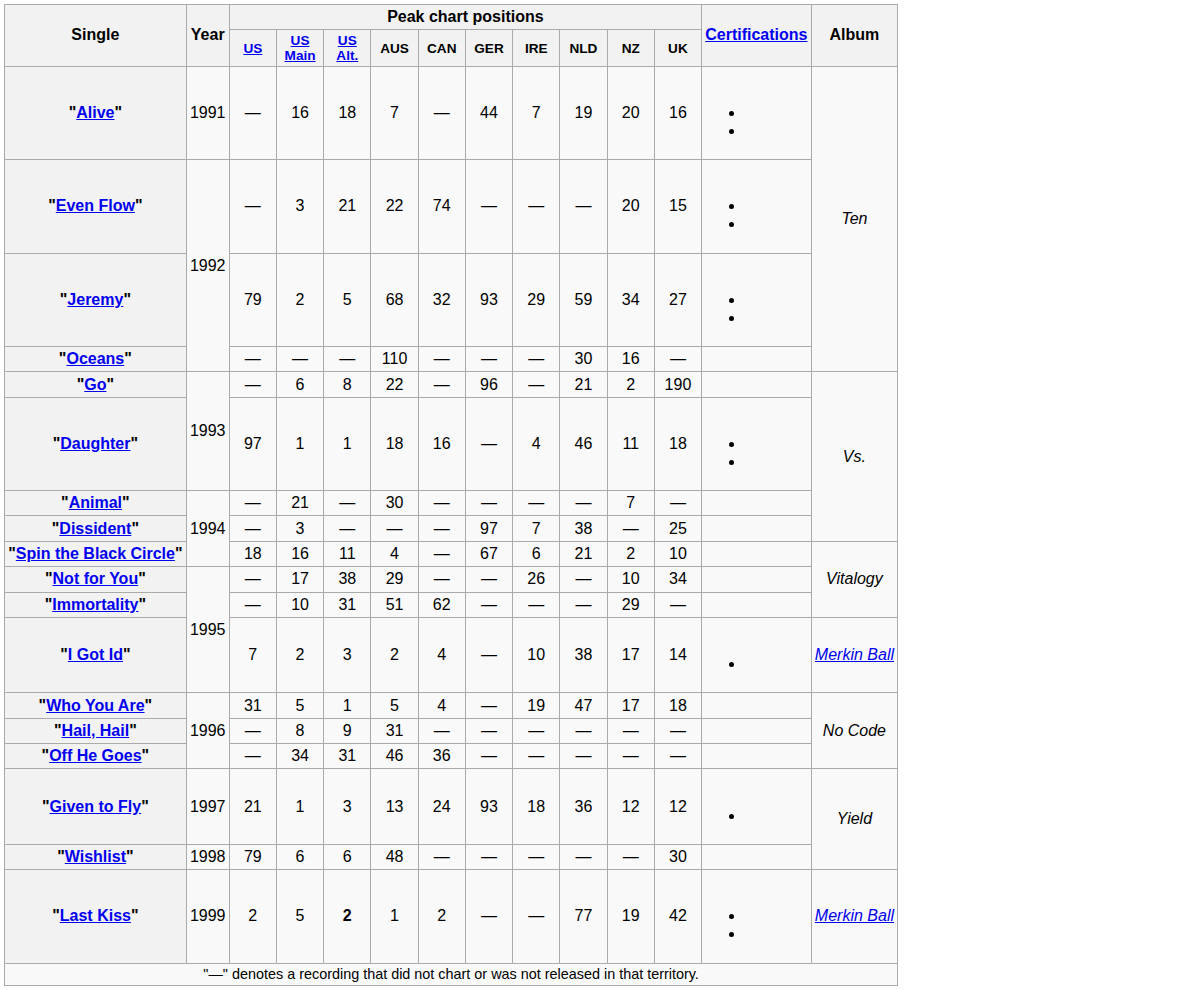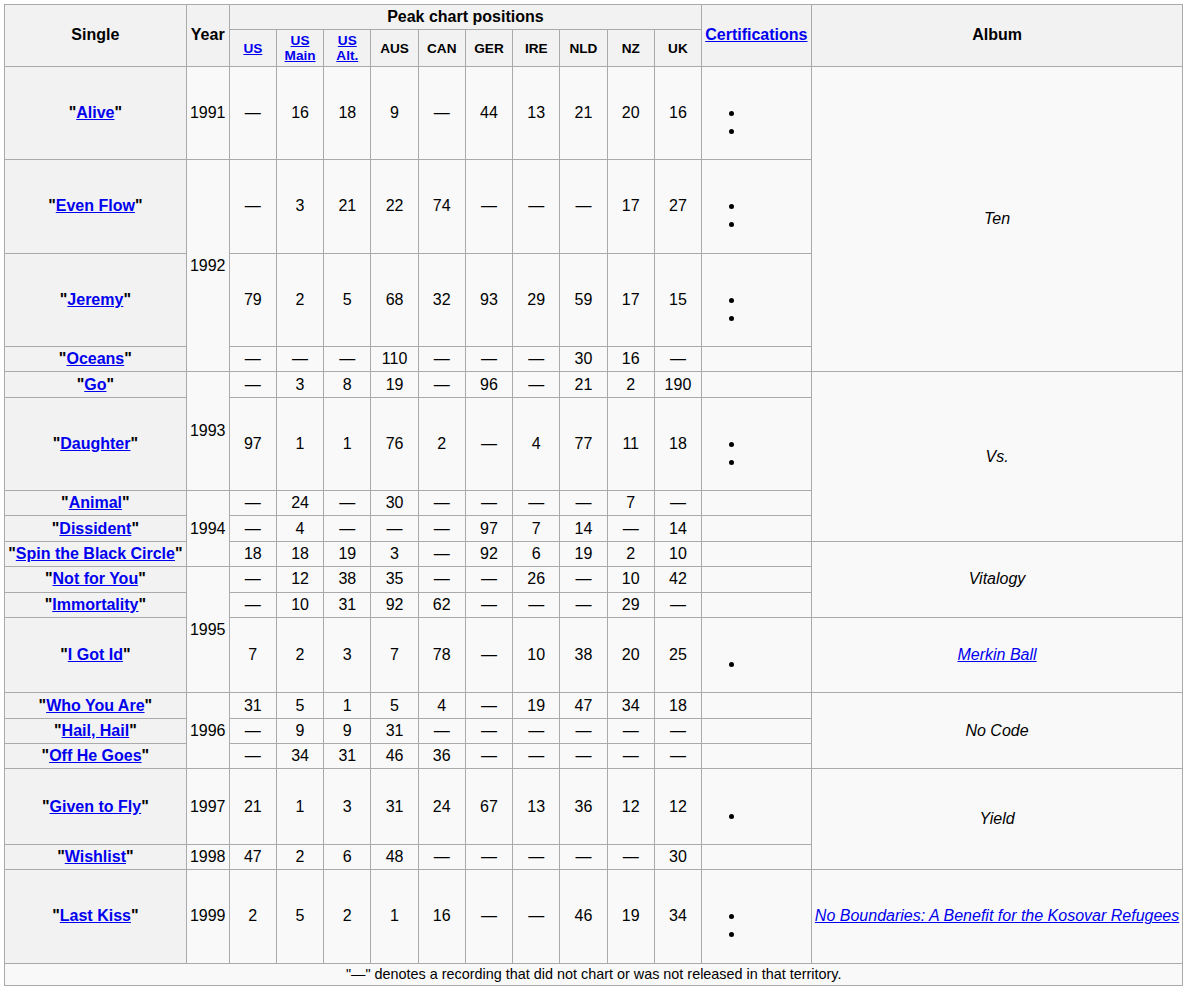(395, 112) 7 -> (395, 112) 9
(536, 112) 7 -> (536, 112) 13
(583, 112) 19 -> (583, 112) 21
(631, 206) 20 -> (631, 206) 17
(678, 206) 15 -> (678, 206) 27
(631, 299) 34 -> (631, 299) 17
(678, 299) 27 -> (678, 299) 15
(300, 384) 6 -> (300, 384) 3
(395, 384) 22 -> (395, 384) 19
(395, 443) 18 -> (395, 443) 76
(442, 443) 16 -> (442, 443) 2
(583, 443) 46 -> (583, 443) 77
(300, 503) 21 -> (300, 503) 24
(300, 528) 3 -> (300, 528) 4
(583, 528) 38 -> (583, 528) 14
(678, 528) 25 -> (678, 528) 14
(300, 554) 16 -> (300, 554) 18
(347, 554) 11 -> (347, 554) 19
(395, 554) 4 -> (395, 554) 3
(489, 554) 67 -> (489, 554) 92
(583, 554) 21 -> (583, 554) 19
(300, 579) 17 -> (300, 579) 12
(395, 579) 29 -> (395, 579) 35
(678, 579) 34 -> (678, 579) 42
(395, 604) 51 -> (395, 604) 92
(395, 655) 2 -> (395, 655) 7
(442, 655) 4 -> (442, 655) 78
(631, 655) 17 -> (631, 655) 20
(678, 655) 14 -> (678, 655) 25
(631, 705) 17 -> (631, 705) 34
(300, 730) 8 -> (300, 730) 9
(395, 806) 13 -> (395, 806) 31
(489, 806) 93 -> (489, 806) 67
(536, 806) 18 -> (536, 806) 13
(253, 856) 79 -> (253, 856) 47
(300, 856) 6 -> (300, 856) 2
(347, 916) bold -> (347, 916) normal
(442, 916) 2 -> (442, 916) 16
(583, 916) 77 -> (583, 916) 46
(678, 916) 42 -> (678, 916) 34
(854, 916) Merkin Ball -> (997, 916) No Boundaries: A Benefit for the Kosovar Refugees
